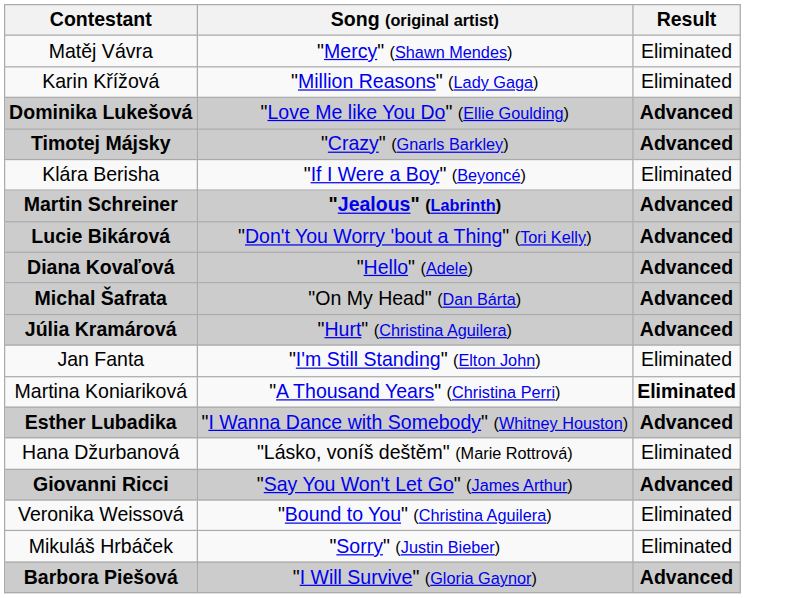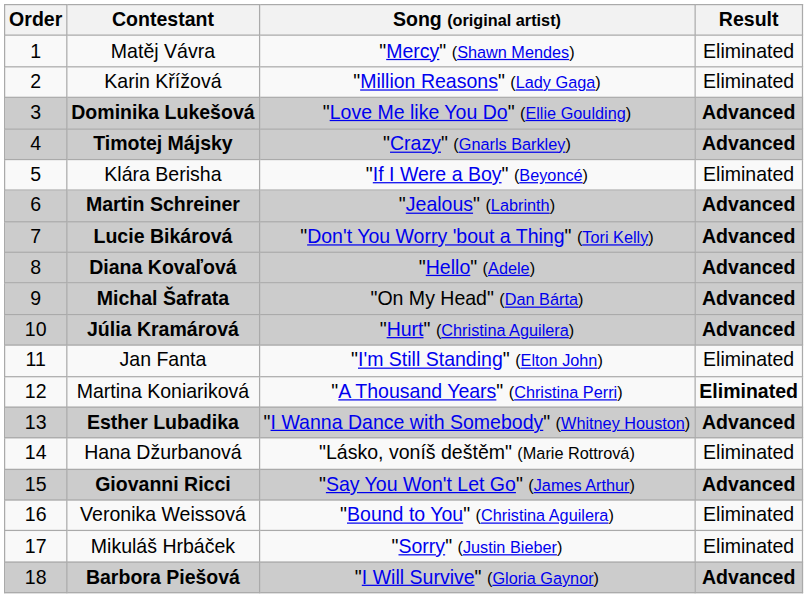+ column: (36, 19)
(415, 205) bold -> (477, 205) normal
